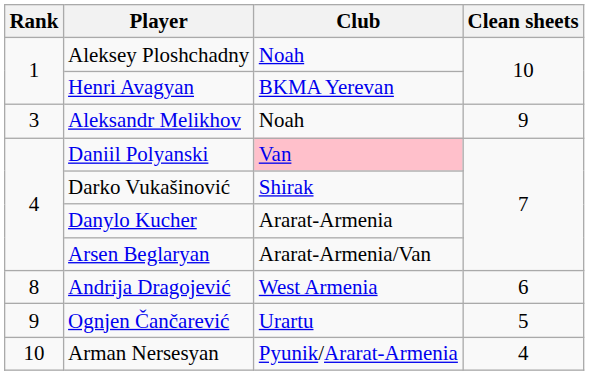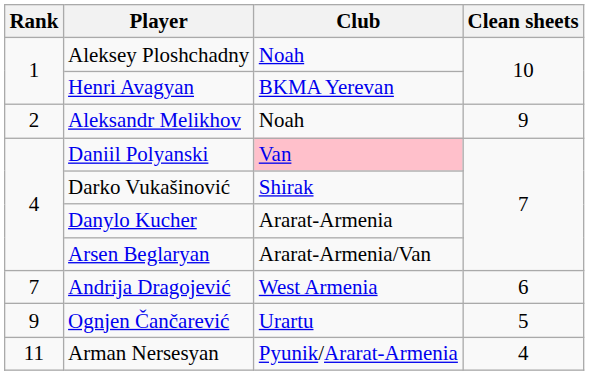(34, 120) 3 -> (34, 120) 2
(34, 287) 8 -> (34, 287) 7
(34, 353) 10 -> (34, 353) 11
